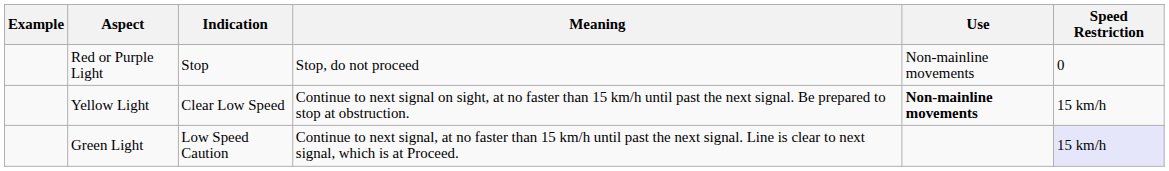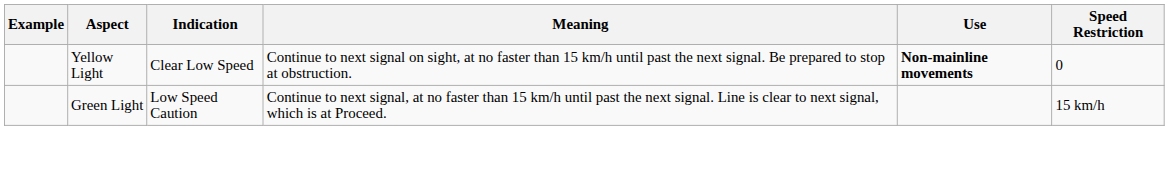- row: (112, 65)
(1082, 105) 15 km/h -> (1059, 65) 0
(1082, 145) lavender background -> (1080, 105) no background
